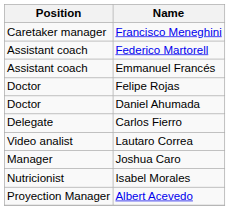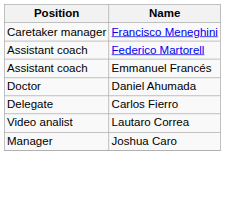- row: (147, 86)
- row: (153, 178)
- row: (154, 196)
